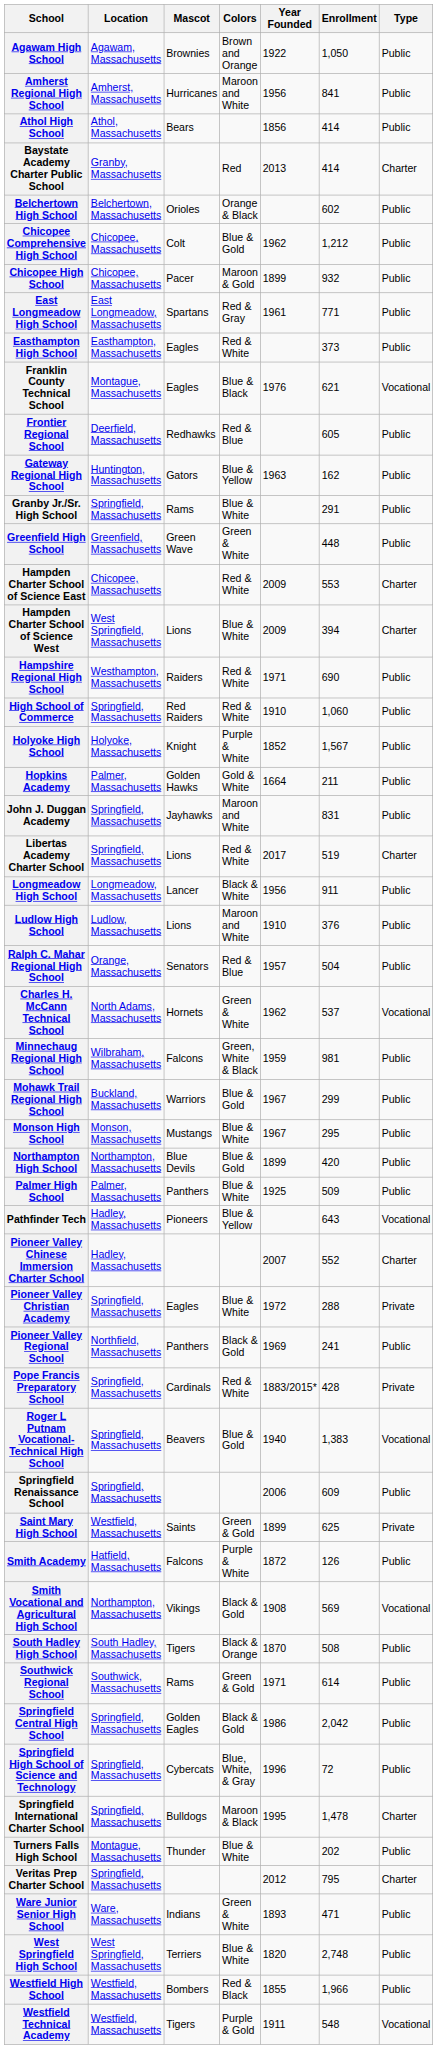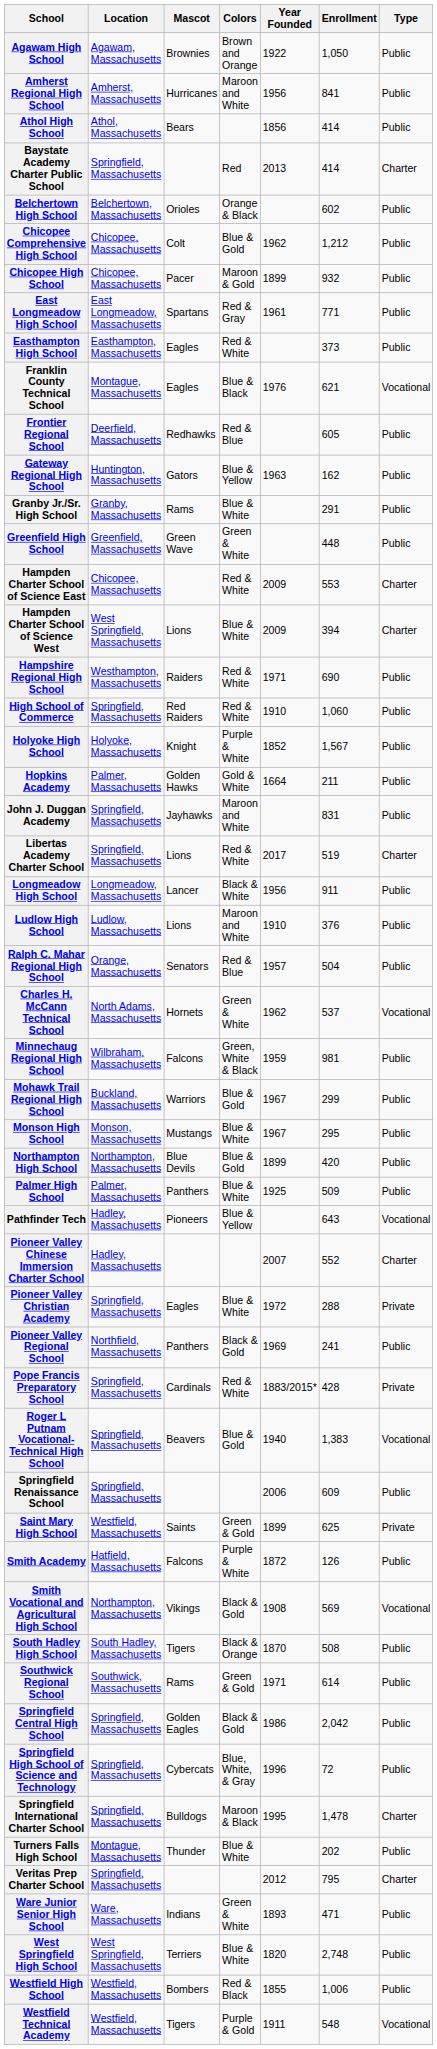(126, 168) Granby, Massachusetts -> (126, 168) Springfield, Massachusetts
(126, 509) Springfield, Massachusetts -> (126, 509) Granby, Massachusetts
(335, 1989) 1,966 -> (335, 1989) 1,006
